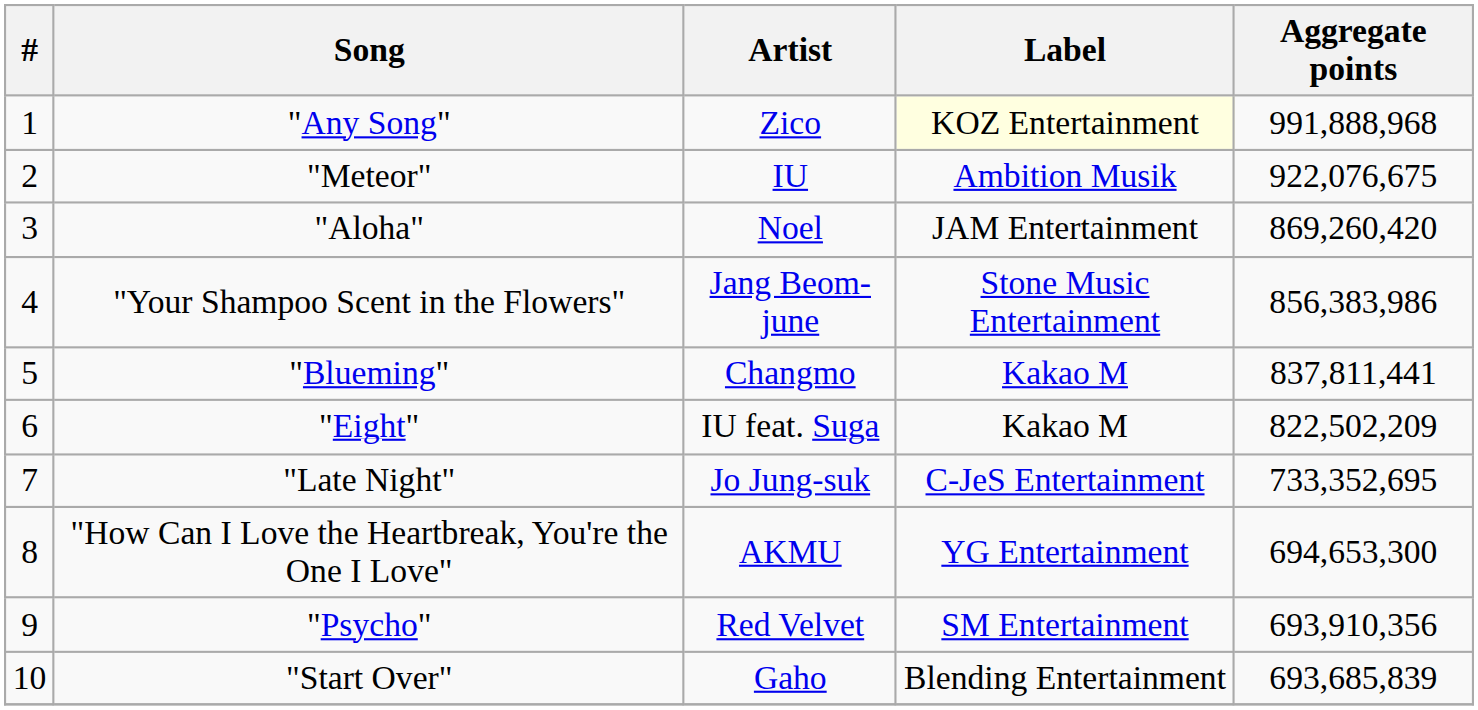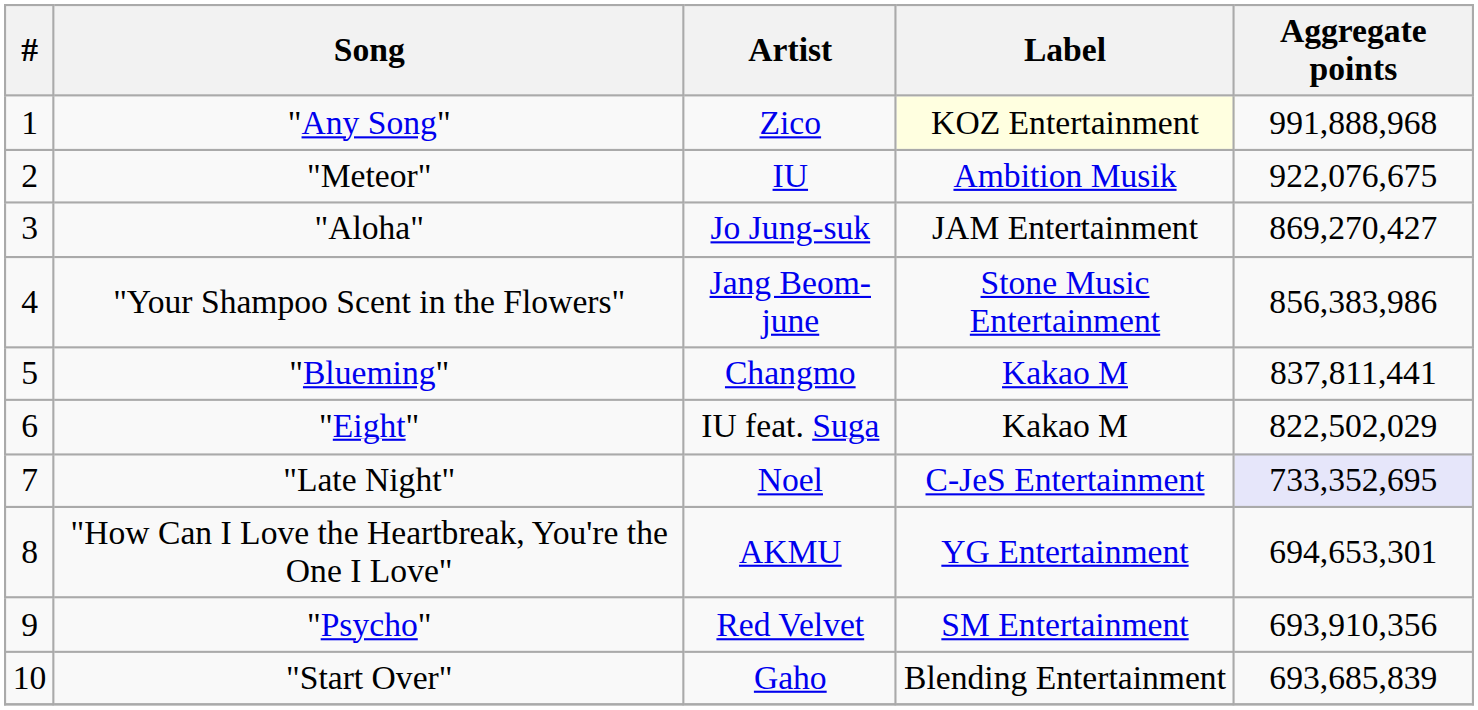(790, 228) Noel -> (790, 228) Jo Jung-suk
(1353, 228) 869,260,420 -> (1353, 228) 869,270,427
(1353, 426) 822,502,209 -> (1353, 426) 822,502,029
(790, 479) Jo Jung-suk -> (790, 479) Noel
(1353, 479) no background -> (1353, 479) lavender background
(1353, 551) 694,653,300 -> (1353, 551) 694,653,301
